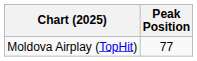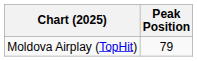(166, 46) 77 -> (166, 46) 79
